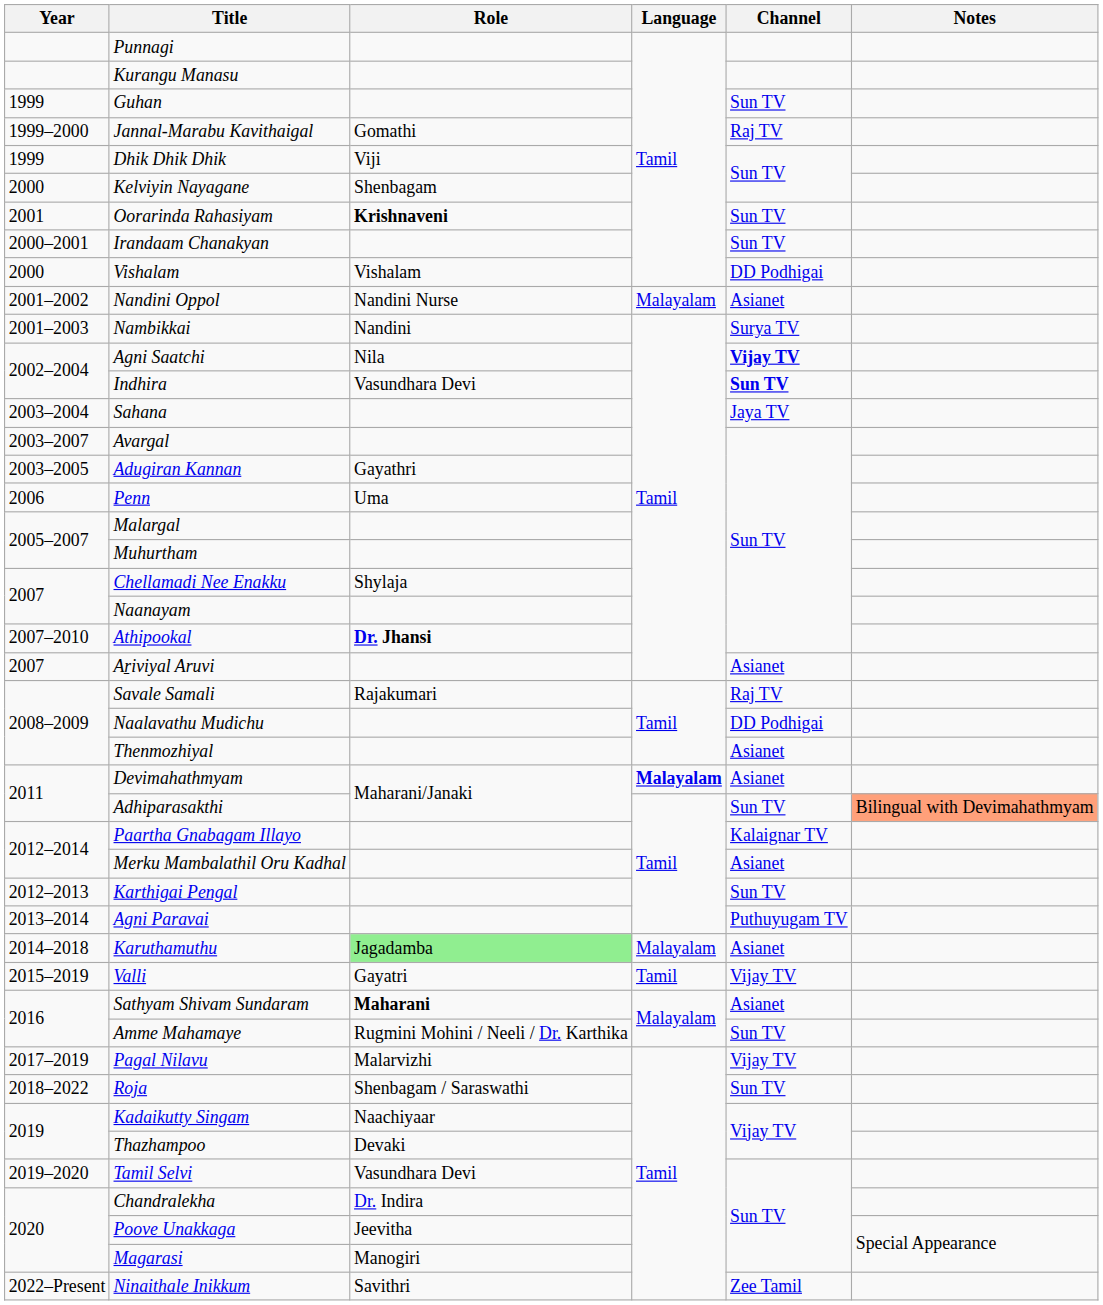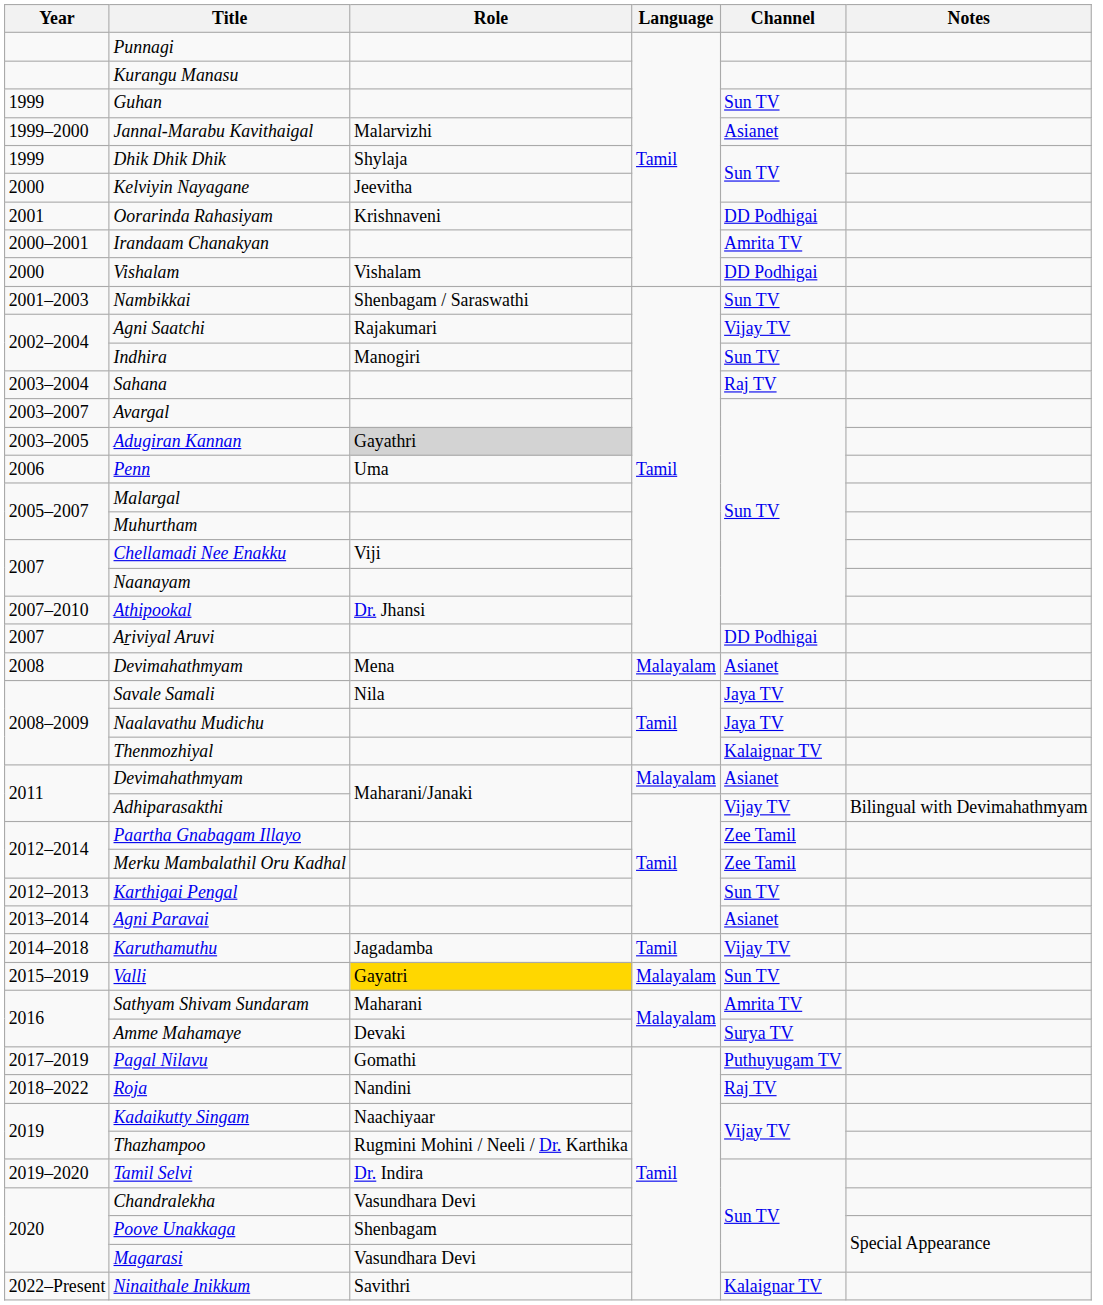(385, 131) Gomathi -> (393, 131) Malarvizhi
(756, 131) Raj TV -> (751, 131) Asianet
(367, 159) Viji -> (381, 159) Shylaja
(396, 187) Shenbagam -> (383, 187) Jeevitha
(401, 215) bold -> (397, 215) normal
(758, 215) Sun TV -> (771, 215) DD Podhigai
(758, 243) Sun TV -> (763, 243) Amrita TV
- row: (49, 300)
(383, 328) Nandini -> (441, 300) Shenbagam / Saraswathi
(765, 328) Surya TV -> (752, 300) Sun TV
(369, 356) Nila -> (395, 328) Rajakumari
(765, 356) bold -> (757, 328) normal
(415, 384) Vasundhara Devi -> (387, 356) Manogiri
(759, 384) bold -> (752, 356) normal
(760, 412) Jaya TV -> (750, 384) Raj TV
(385, 469) no background -> (385, 441) lightgrey background
(381, 581) Shylaja -> (367, 553) Viji
(393, 638) bold -> (390, 610) normal
(757, 666) Asianet -> (771, 638) DD Podhigai
+ row: (26, 666)
(395, 694) Rajakumari -> (369, 694) Nila
(756, 694) Raj TV -> (754, 694) Jaya TV
(777, 722) DD Podhigai -> (754, 722) Jaya TV
(757, 750) Asianet -> (773, 750) Kalaignar TV
(679, 779) bold -> (676, 779) normal
(758, 807) Sun TV -> (757, 807) Vijay TV
(975, 807) lightsalmon background -> (969, 807) no background
(779, 835) Kalaignar TV -> (760, 835) Zee Tamil
(757, 863) Asianet -> (760, 863) Zee Tamil
(789, 919) Puthuyugam TV -> (751, 919) Asianet
(394, 948) lightgreen background -> (394, 948) no background
(676, 948) Malayalam -> (657, 948) Tamil
(757, 948) Asianet -> (757, 948) Vijay TV
(381, 976) no background -> (381, 976) gold background
(657, 976) Tamil -> (676, 976) Malayalam
(763, 976) Vijay TV -> (752, 976) Sun TV
(392, 1004) bold -> (388, 1004) normal
(757, 1004) Asianet -> (763, 1004) Amrita TV
(491, 1032) Rugmini Mohini / Neeli / Dr. Karthika -> (380, 1032) Devaki
(758, 1032) Sun TV -> (759, 1032) Surya TV
(393, 1060) Malarvizhi -> (385, 1060) Gomathi
(763, 1060) Vijay TV -> (783, 1060) Puthuyugam TV
(441, 1088) Shenbagam / Saraswathi -> (383, 1088) Nandini
(758, 1088) Sun TV -> (750, 1088) Raj TV
(380, 1145) Devaki -> (491, 1145) Rugmini Mohini / Neeli / Dr. Karthika
(415, 1173) Vasundhara Devi -> (389, 1173) Dr. Indira
(389, 1201) Dr. Indira -> (415, 1201) Vasundhara Devi
(383, 1229) Jeevitha -> (396, 1229) Shenbagam
(387, 1257) Manogiri -> (415, 1257) Vasundhara Devi
(766, 1286) Zee Tamil -> (773, 1286) Kalaignar TV
